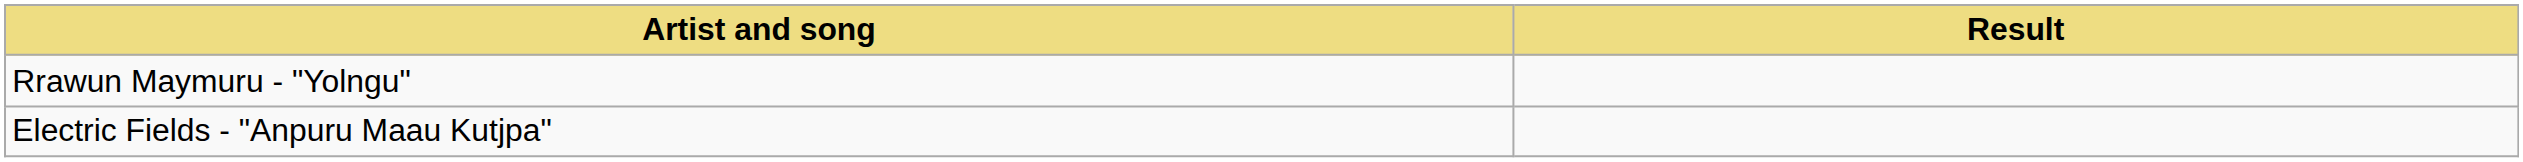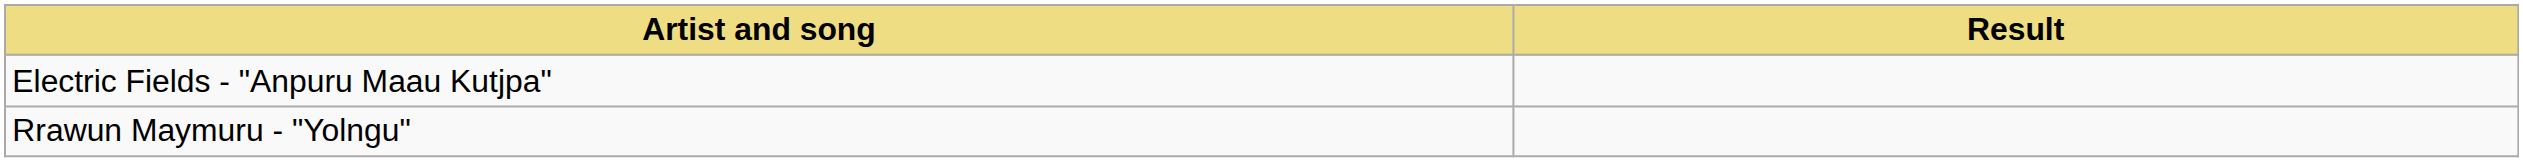rows swapped: (282, 130) <-> (212, 80)
